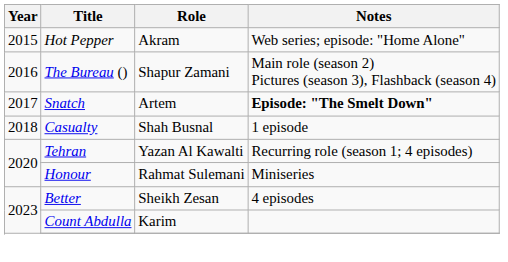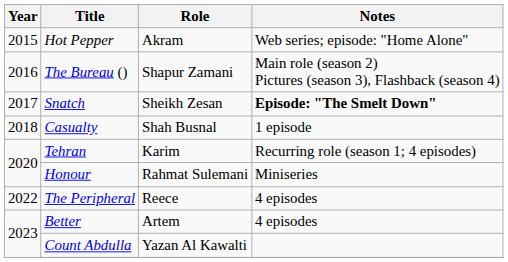(157, 103) Artem -> (182, 103) Sheikh Zesan
(191, 151) Yazan Al Kawalti -> (161, 151) Karim
+ row: (90, 198)
(179, 198) Sheikh Zesan -> (161, 221) Artem
(157, 221) Karim -> (194, 245) Yazan Al Kawalti
